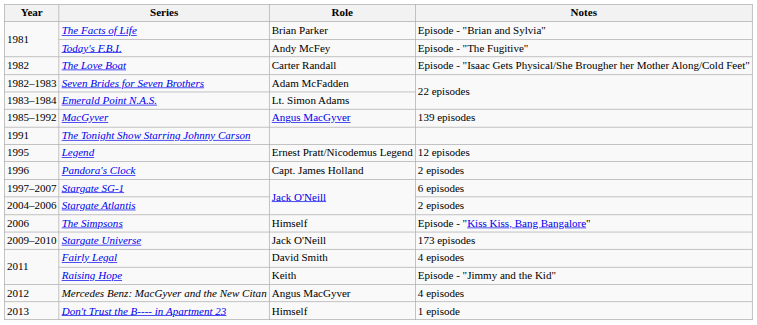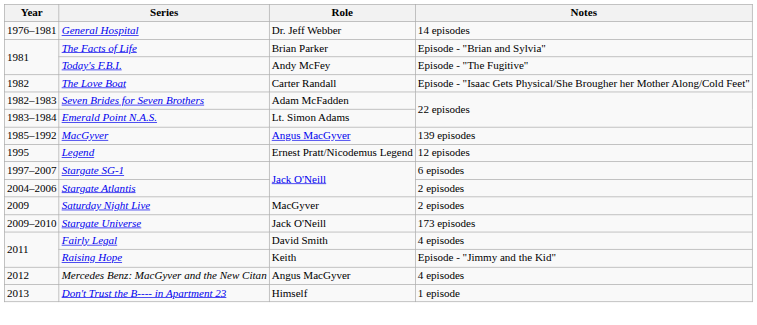+ row: (100, 30)
- row: (156, 135)
- row: (99, 170)
- row: (92, 223)
+ row: (106, 205)
